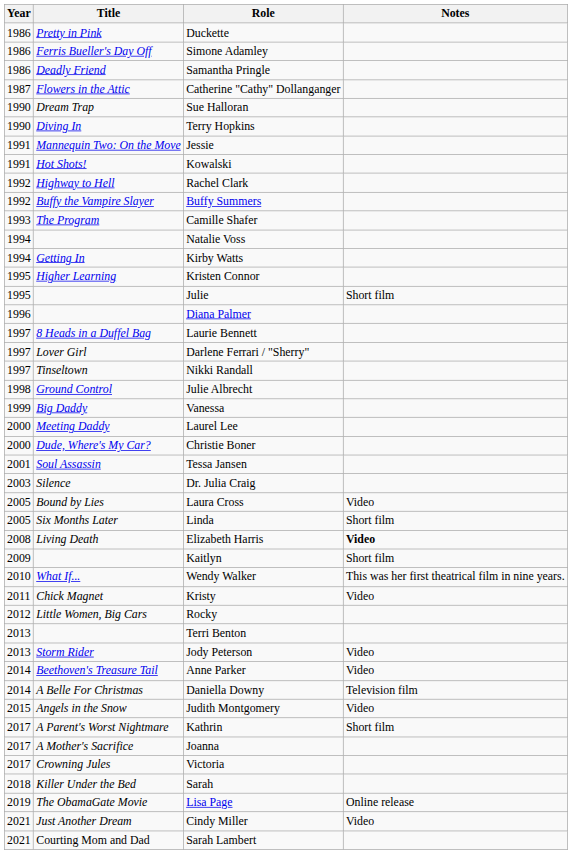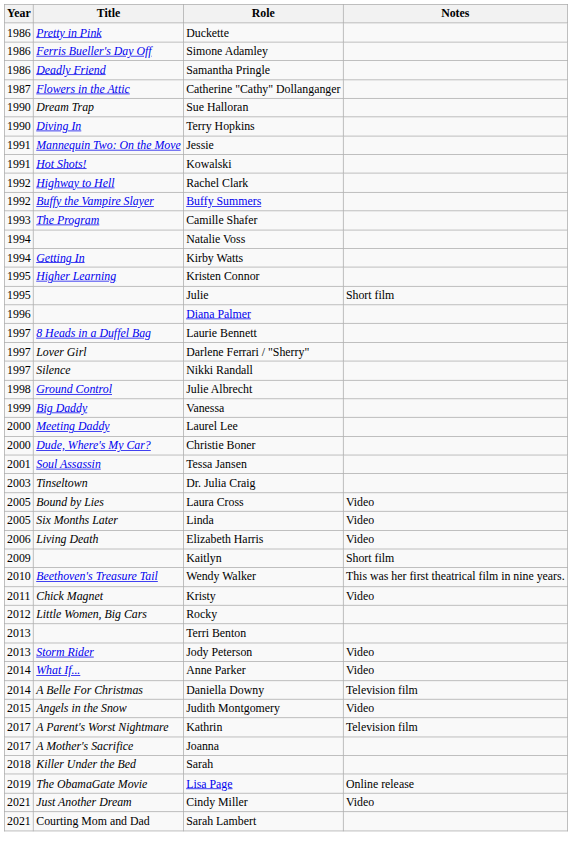(62, 370) Tinseltown -> (53, 370) Silence
(53, 483) Silence -> (62, 483) Tinseltown
(370, 520) Short film -> (360, 520) Video
(19, 539) 2008 -> (19, 539) 2006
(361, 539) bold -> (360, 539) normal
(58, 577) What If... -> (97, 577) Beethoven's Treasure Tail
(97, 671) Beethoven's Treasure Tail -> (58, 671) What If...
(370, 727) Short film -> (382, 727) Television film
- row: (205, 764)
